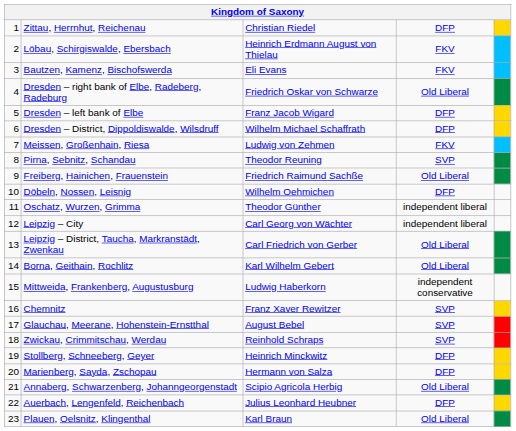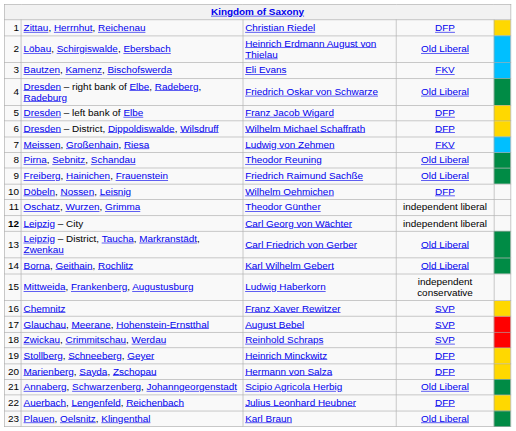(445, 49) FKV -> (445, 49) Old Liberal
(445, 160) SVP -> (445, 160) Old Liberal
(13, 223) normal -> (13, 223) bold
